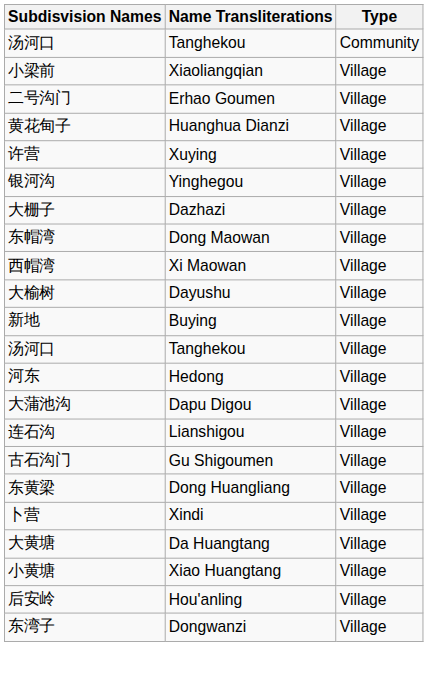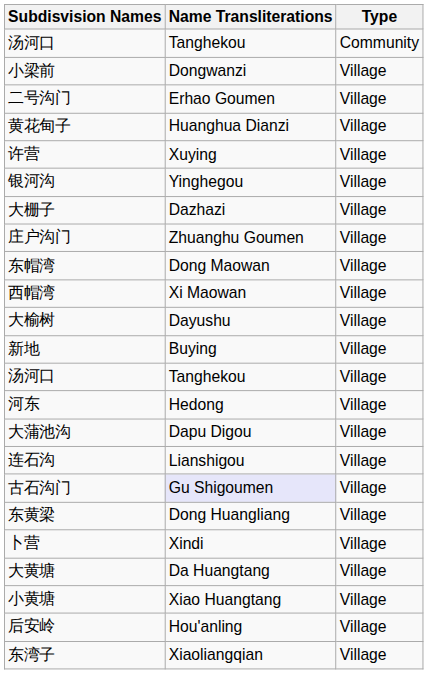(216, 71) Xiaoliangqian -> (207, 71) Dongwanzi
+ row: (39, 237)
(221, 460) no background -> (221, 488) lavender background
(207, 627) Dongwanzi -> (216, 655) Xiaoliangqian
